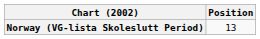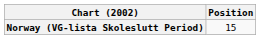(231, 27) 13 -> (231, 27) 15
